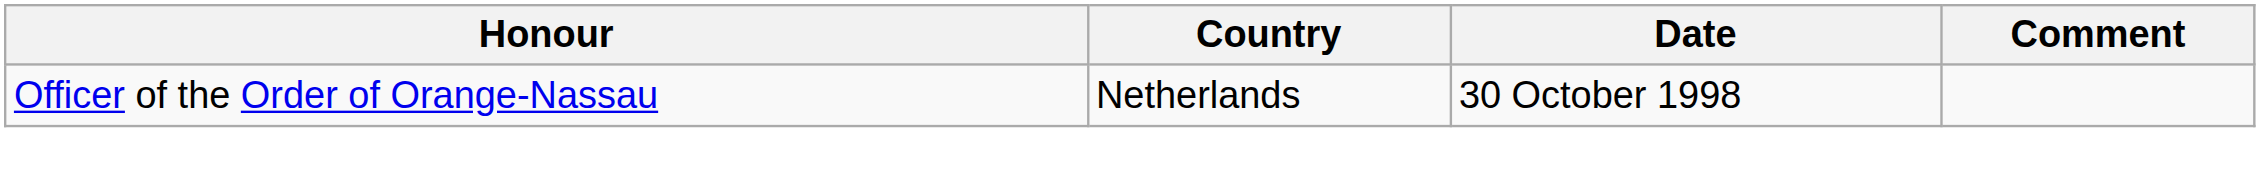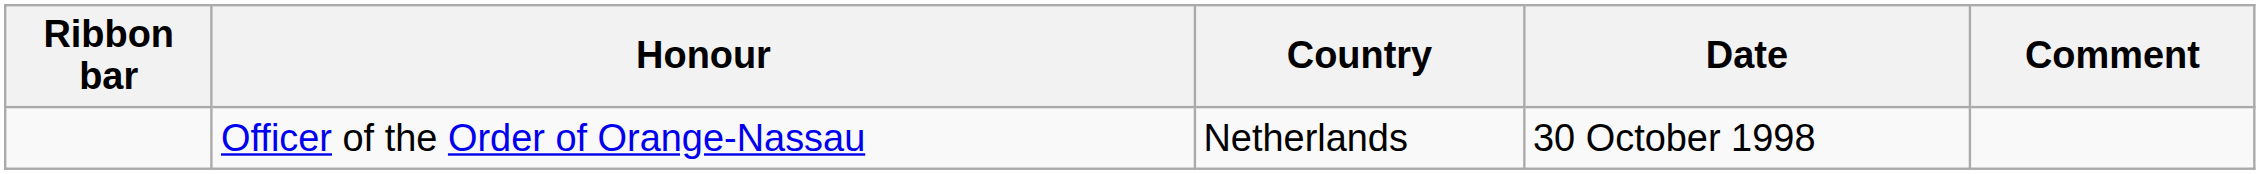+ column: (109, 55)
